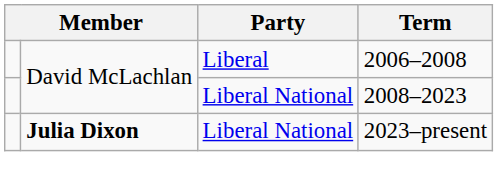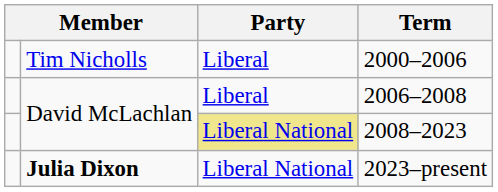+ row: (415, 58)
(278, 95) no background -> (278, 131) khaki background
